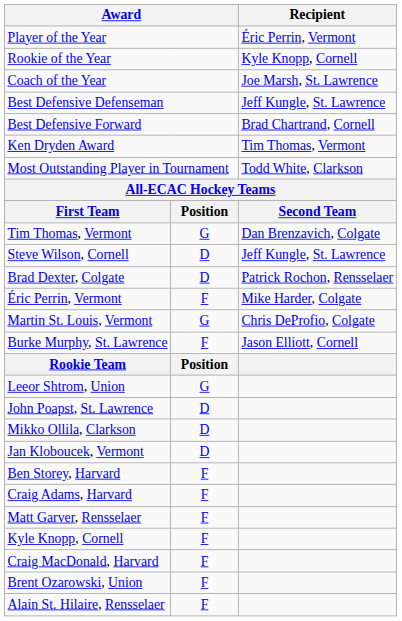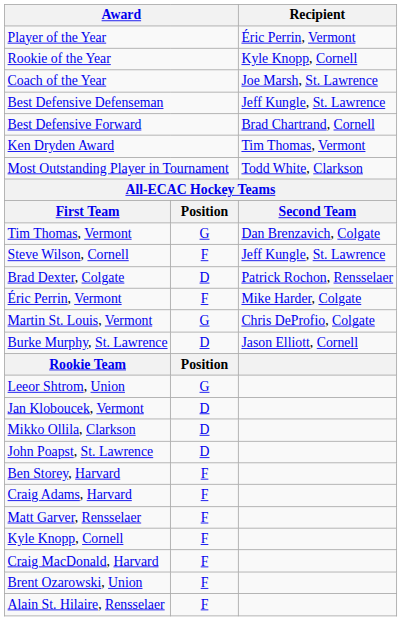(205, 255) D -> (205, 255) F
(205, 342) F -> (205, 342) D
rows swapped: (76, 451) <-> (80, 408)
